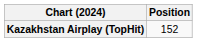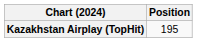(170, 29) 152 -> (170, 29) 195
